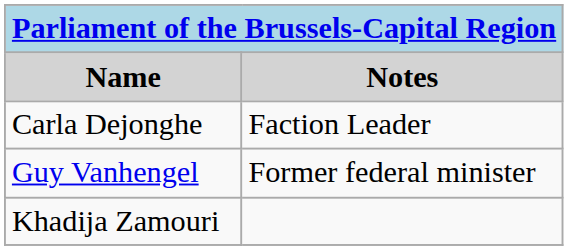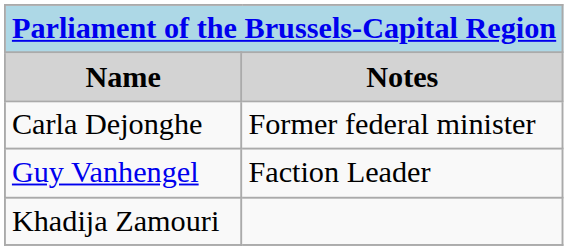(340, 124) Faction Leader -> (392, 124) Former federal minister
(392, 172) Former federal minister -> (340, 172) Faction Leader
